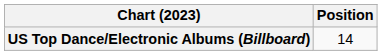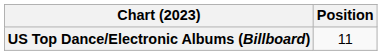(345, 38) 14 -> (345, 38) 11
